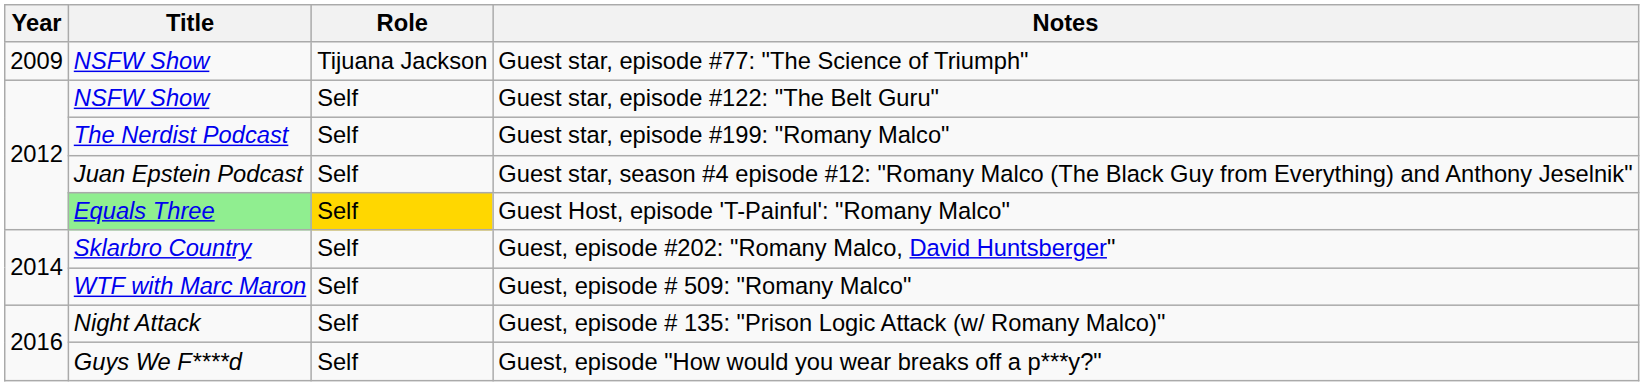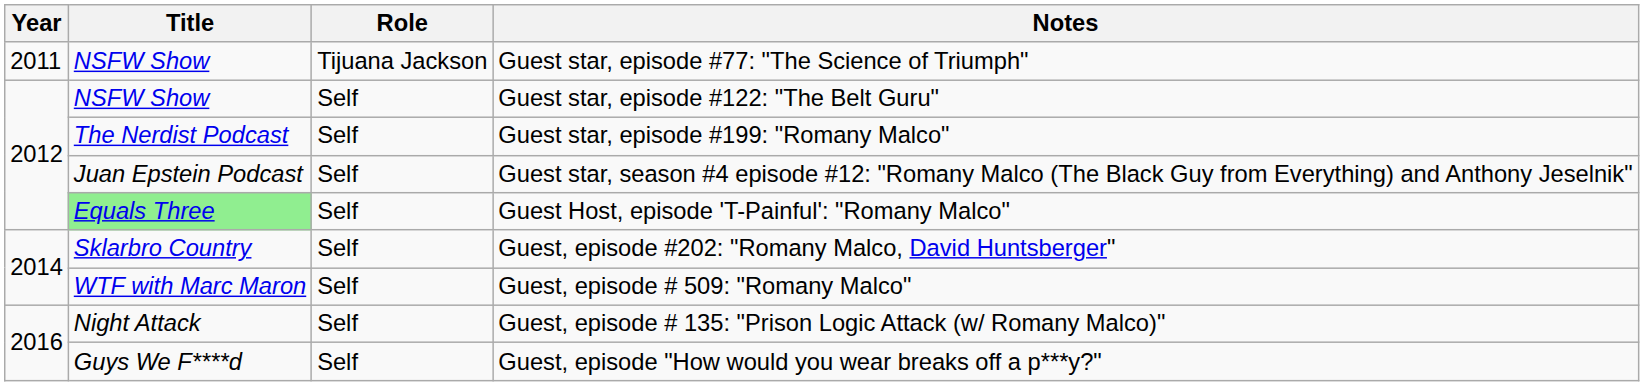(37, 60) 2009 -> (36, 60) 2011
(338, 211) gold background -> (338, 211) no background
